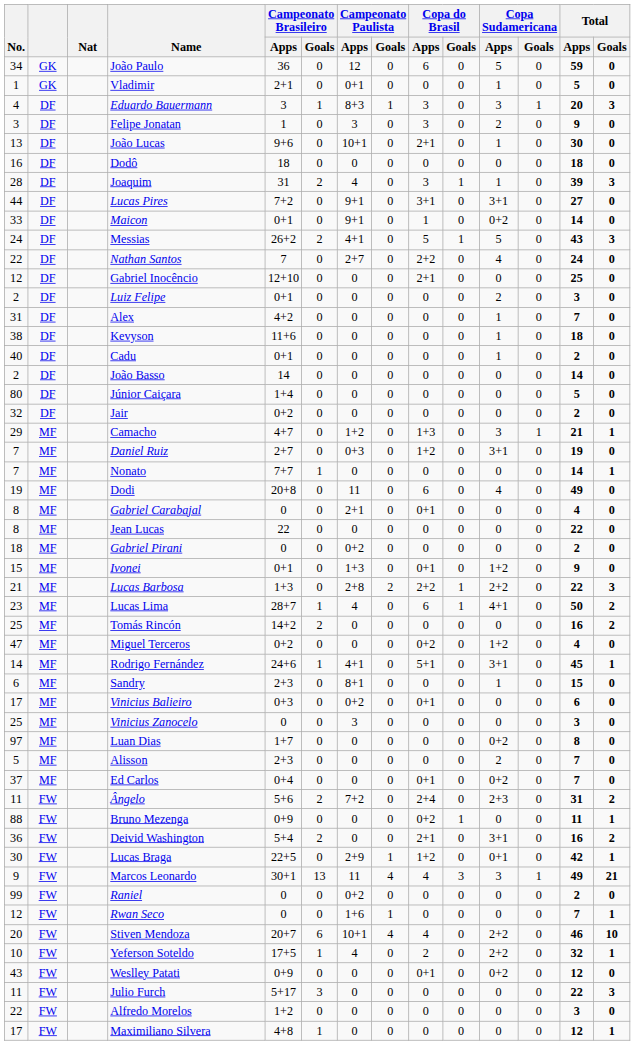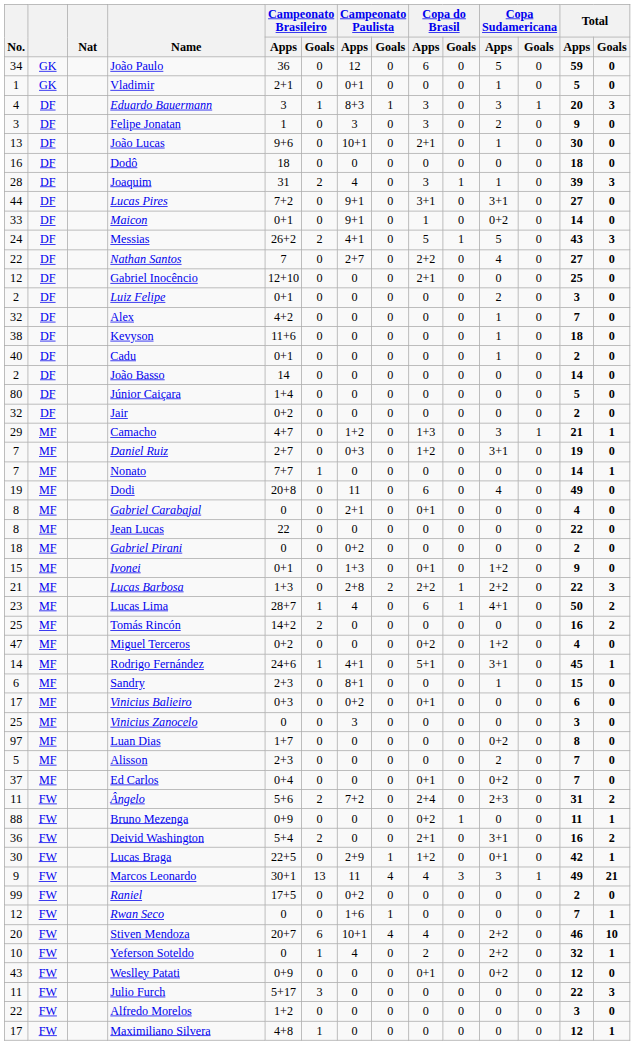(577, 259) 24 -> (577, 259) 27
(16, 317) 31 -> (16, 317) 32
(284, 895) 0 -> (284, 895) 17+5
(284, 953) 17+5 -> (284, 953) 0
